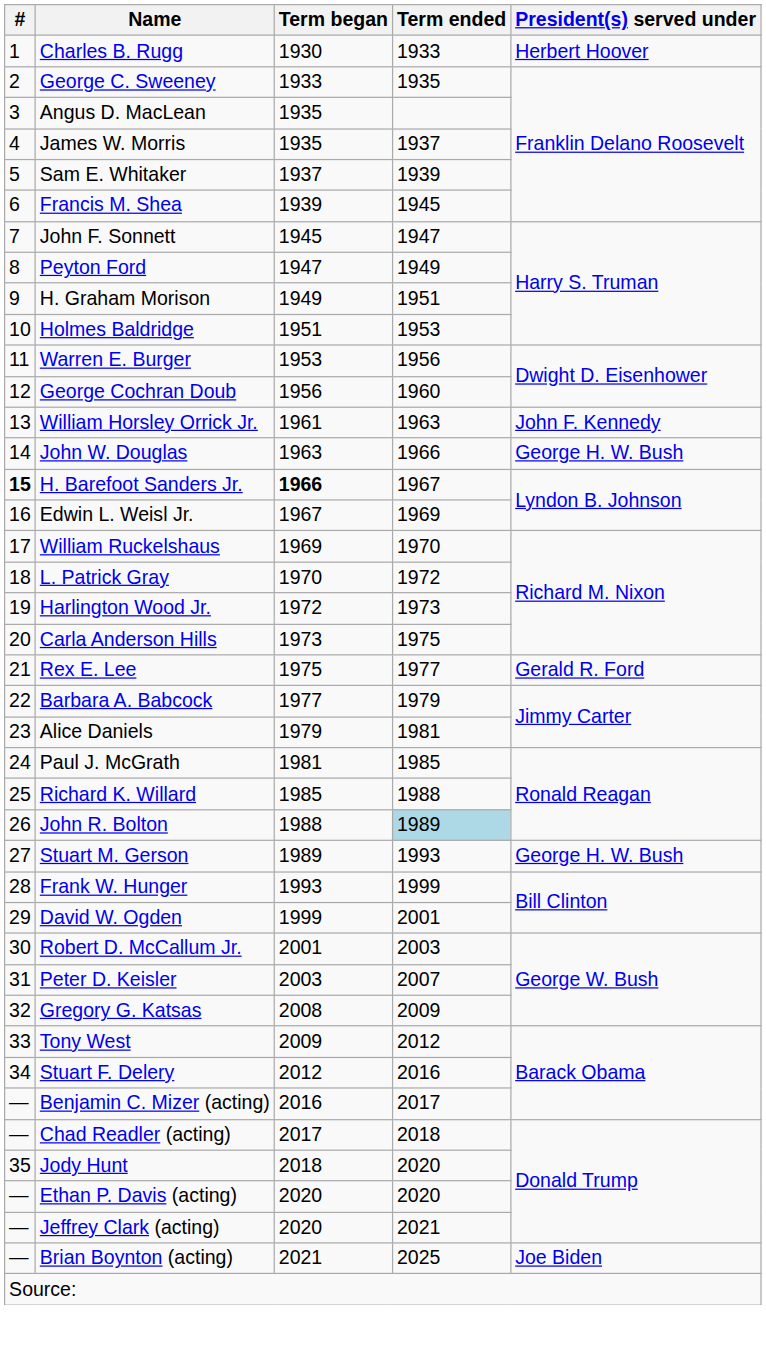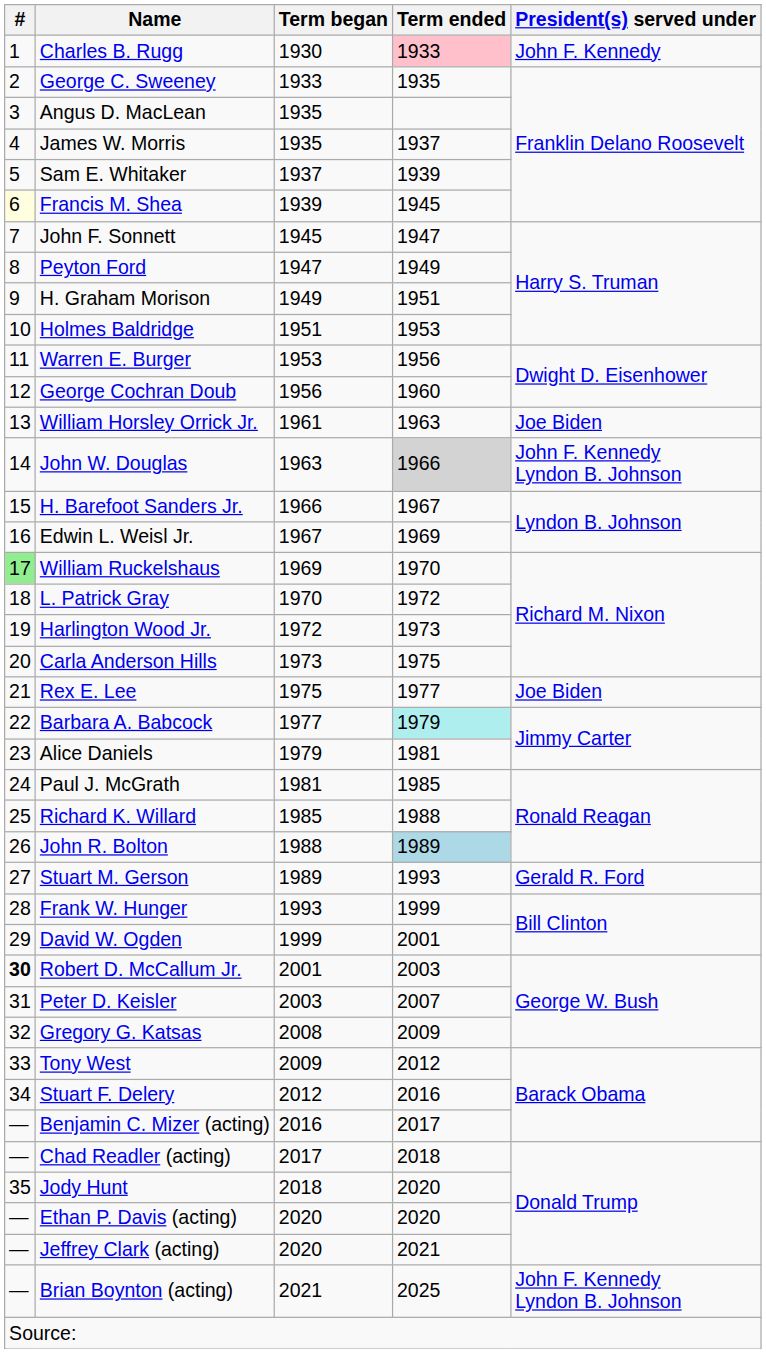(419, 50) no background -> (419, 50) pink background
(582, 50) Herbert Hoover -> (588, 50) John F. Kennedy
(15, 205) no background -> (15, 205) lightyellow background
(588, 422) John F. Kennedy -> (559, 422) Joe Biden
(419, 453) no background -> (419, 464) lightgrey background
(599, 453) George H. W. Bush -> (598, 464) John F. Kennedy Lyndon B. Johnson
(20, 484) bold -> (20, 506) normal
(300, 484) bold -> (300, 506) normal
(20, 546) no background -> (20, 568) lightgreen background
(580, 670) Gerald R. Ford -> (559, 692) Joe Biden
(419, 701) no background -> (419, 723) paleturquoise background
(599, 855) George H. W. Bush -> (580, 877) Gerald R. Ford
(20, 948) normal -> (20, 970) bold
(559, 1258) Joe Biden -> (598, 1291) John F. Kennedy Lyndon B. Johnson
